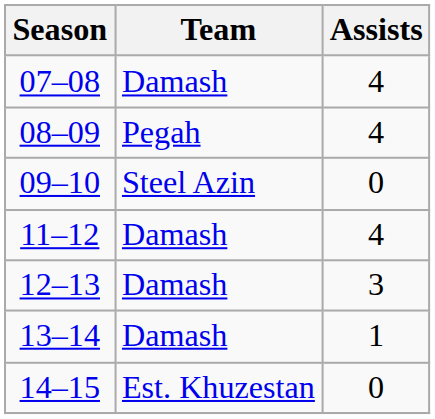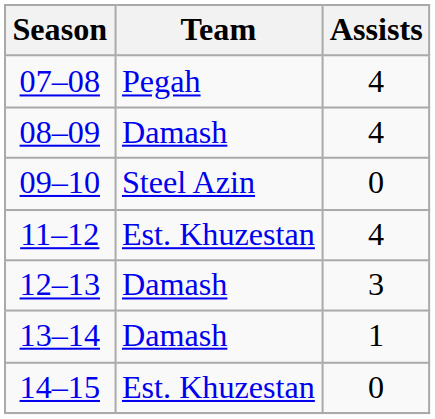(175, 81) Damash -> (161, 81) Pegah
(161, 132) Pegah -> (175, 132) Damash
(175, 234) Damash -> (218, 234) Est. Khuzestan
